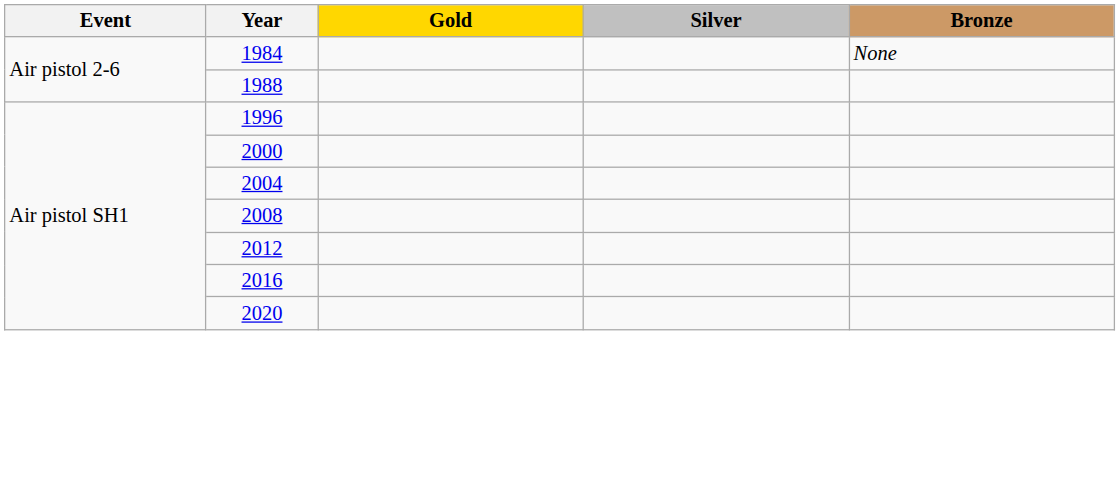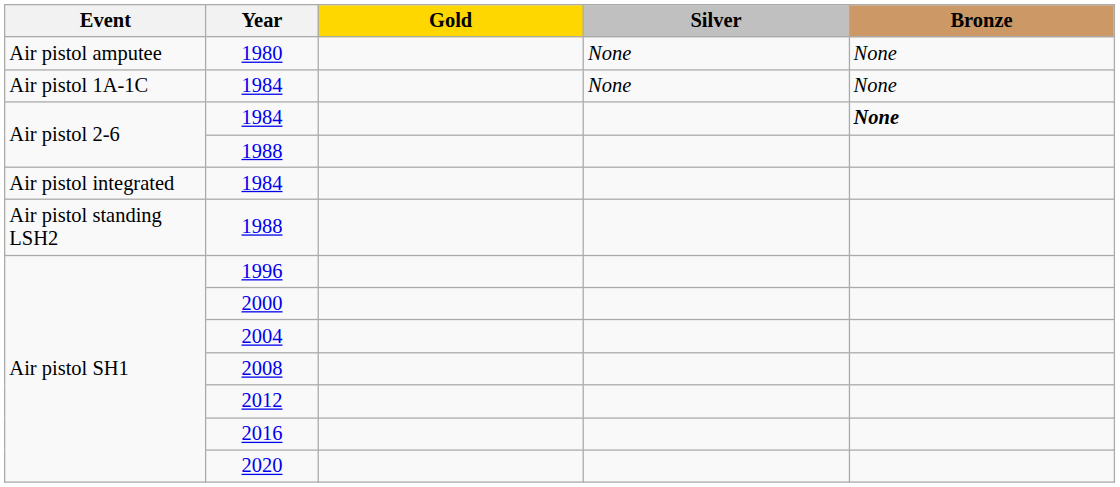+ row: (86, 53)
+ row: (79, 85)
(875, 53) normal -> (876, 118) bold
+ row: (92, 183)
+ row: (86, 227)
